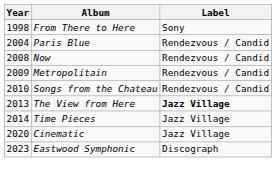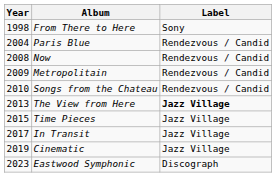(18, 119) 2014 -> (18, 119) 2015
+ row: (62, 134)
(18, 134) 2020 -> (18, 149) 2019
